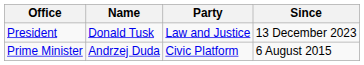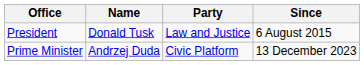(306, 32) 13 December 2023 -> (294, 32) 6 August 2015
(294, 51) 6 August 2015 -> (306, 51) 13 December 2023
